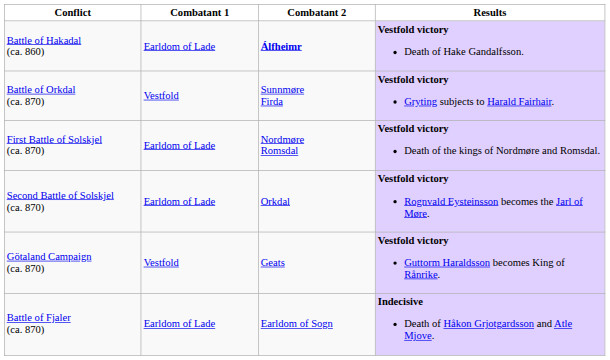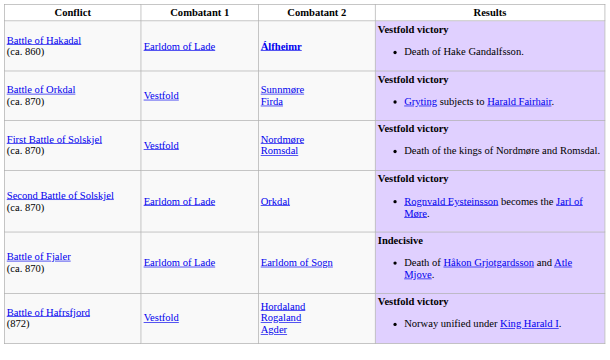(179, 145) Earldom of Lade -> (161, 145) Vestfold
- row: (49, 262)
+ row: (48, 318)
